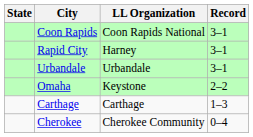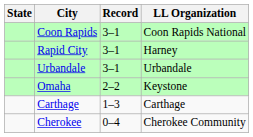columns swapped: (154, 13) <-> (228, 13)
